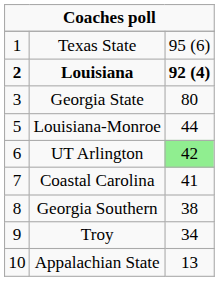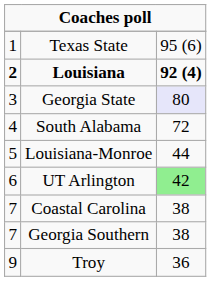(189, 99) no background -> (181, 99) lavender background
+ row: (89, 126)
(189, 180) 41 -> (181, 208) 38
(17, 208) 8 -> (13, 235) 7
(189, 235) 34 -> (181, 262) 36
- row: (97, 262)
